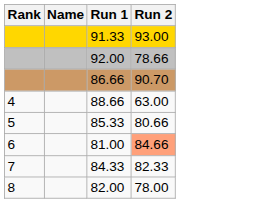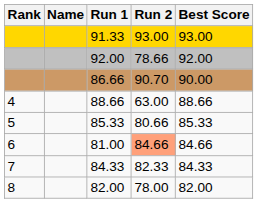+ column: (214, 15)
